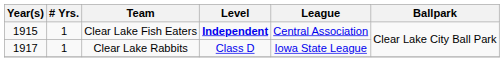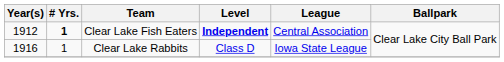(25, 31) 1915 -> (25, 31) 1912
(64, 31) normal -> (64, 31) bold
(25, 48) 1917 -> (25, 48) 1916
